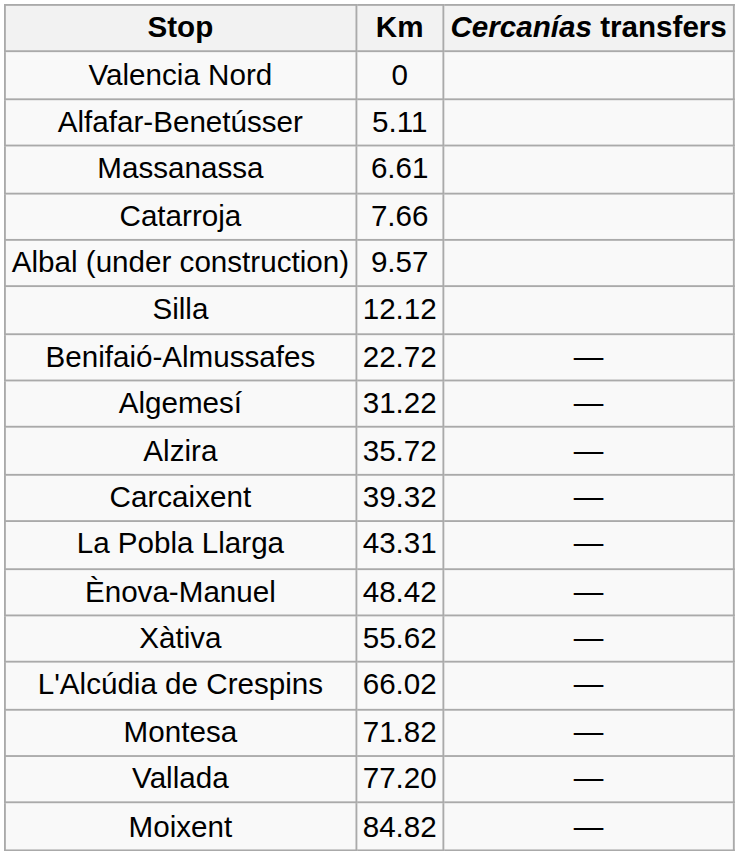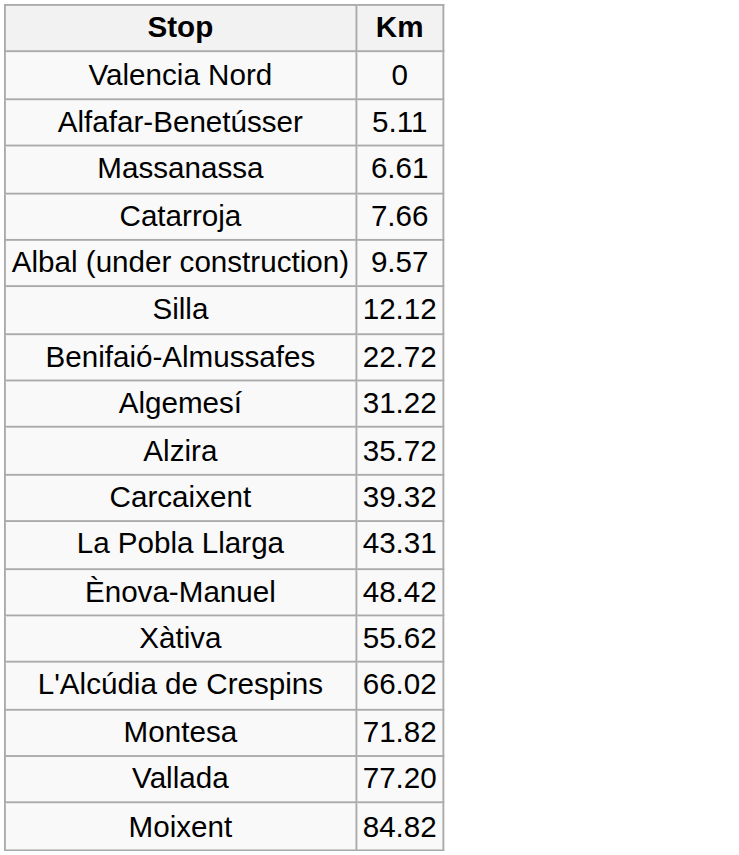- column: (589, 27)
